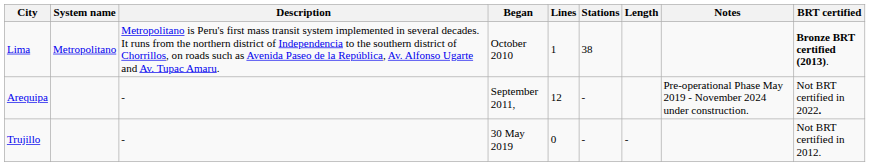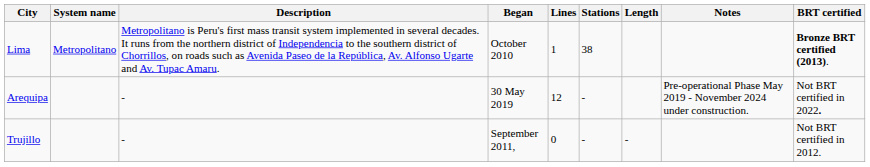(514, 97) September 2011, -> (508, 97) 30 May 2019
(508, 140) 30 May 2019 -> (514, 140) September 2011,
